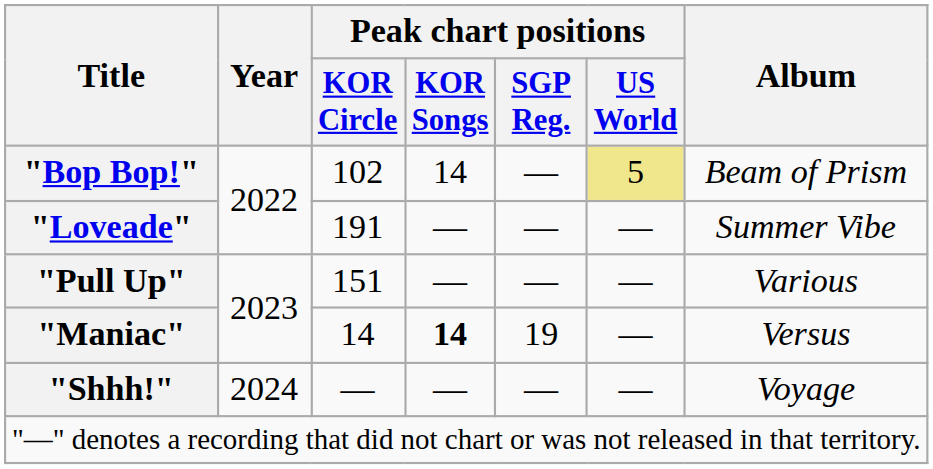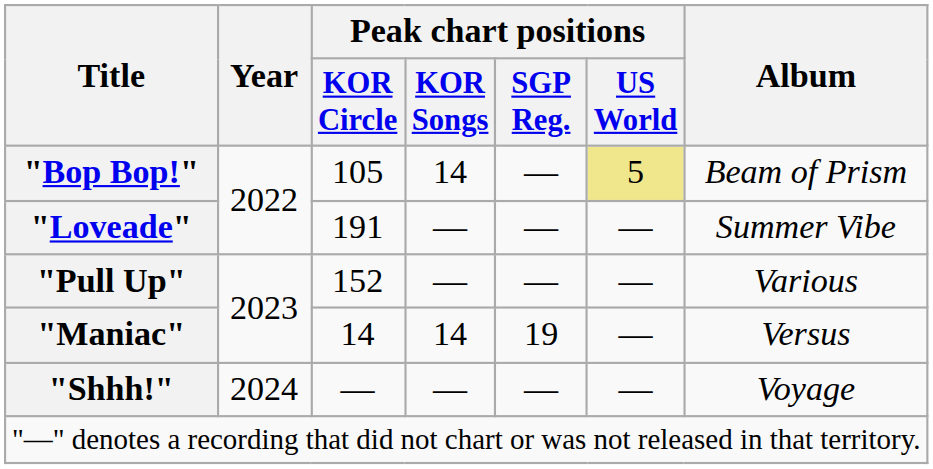(358, 172) 102 -> (358, 172) 105
(358, 280) 151 -> (358, 280) 152
(450, 334) bold -> (450, 334) normal
